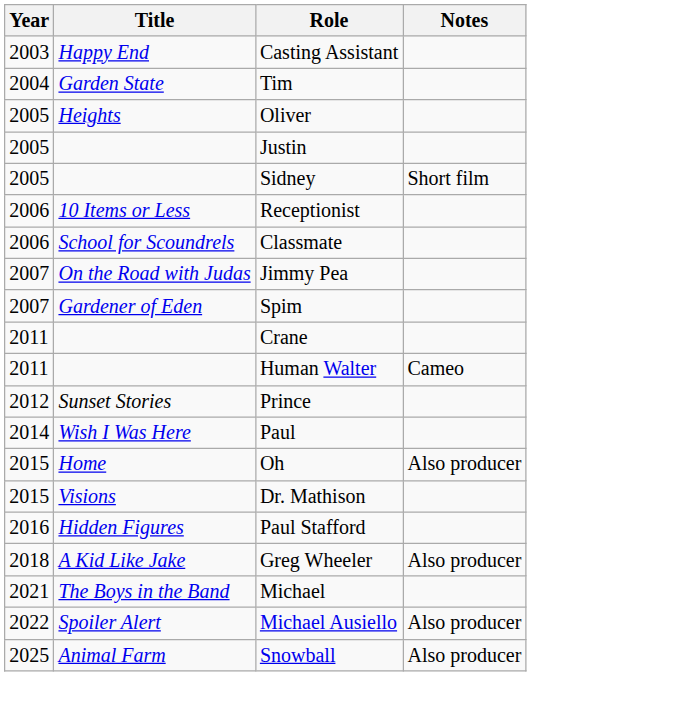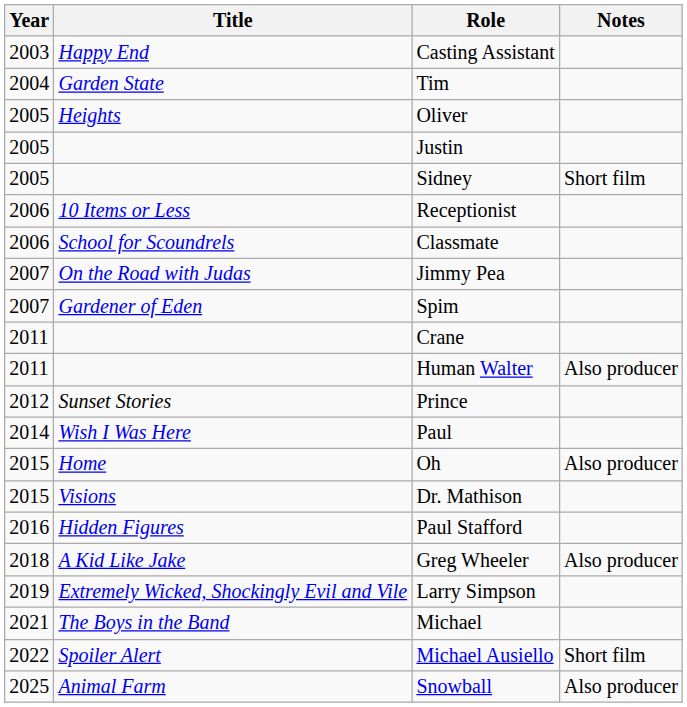(436, 369) Cameo -> (621, 369) Also producer
+ row: (476, 591)
(464, 623) Also producer -> (605, 654) Short film
